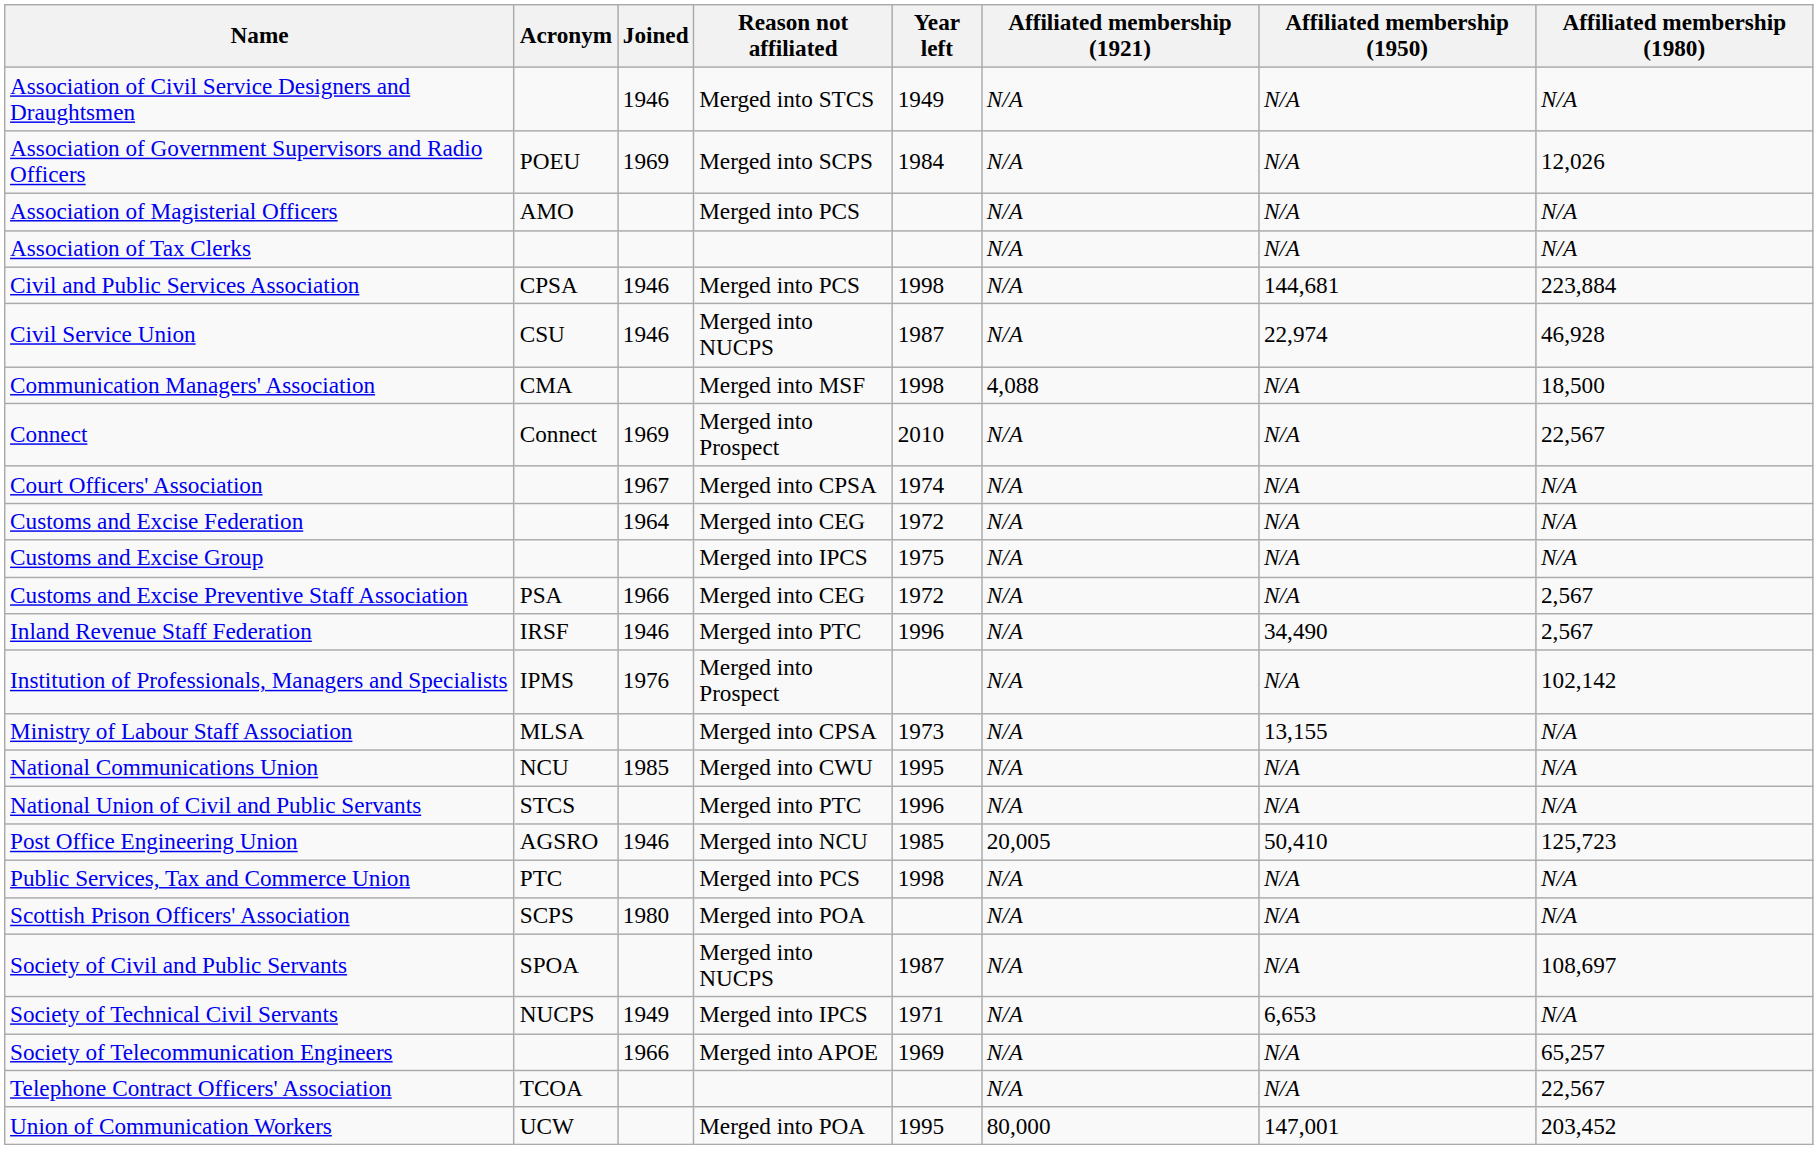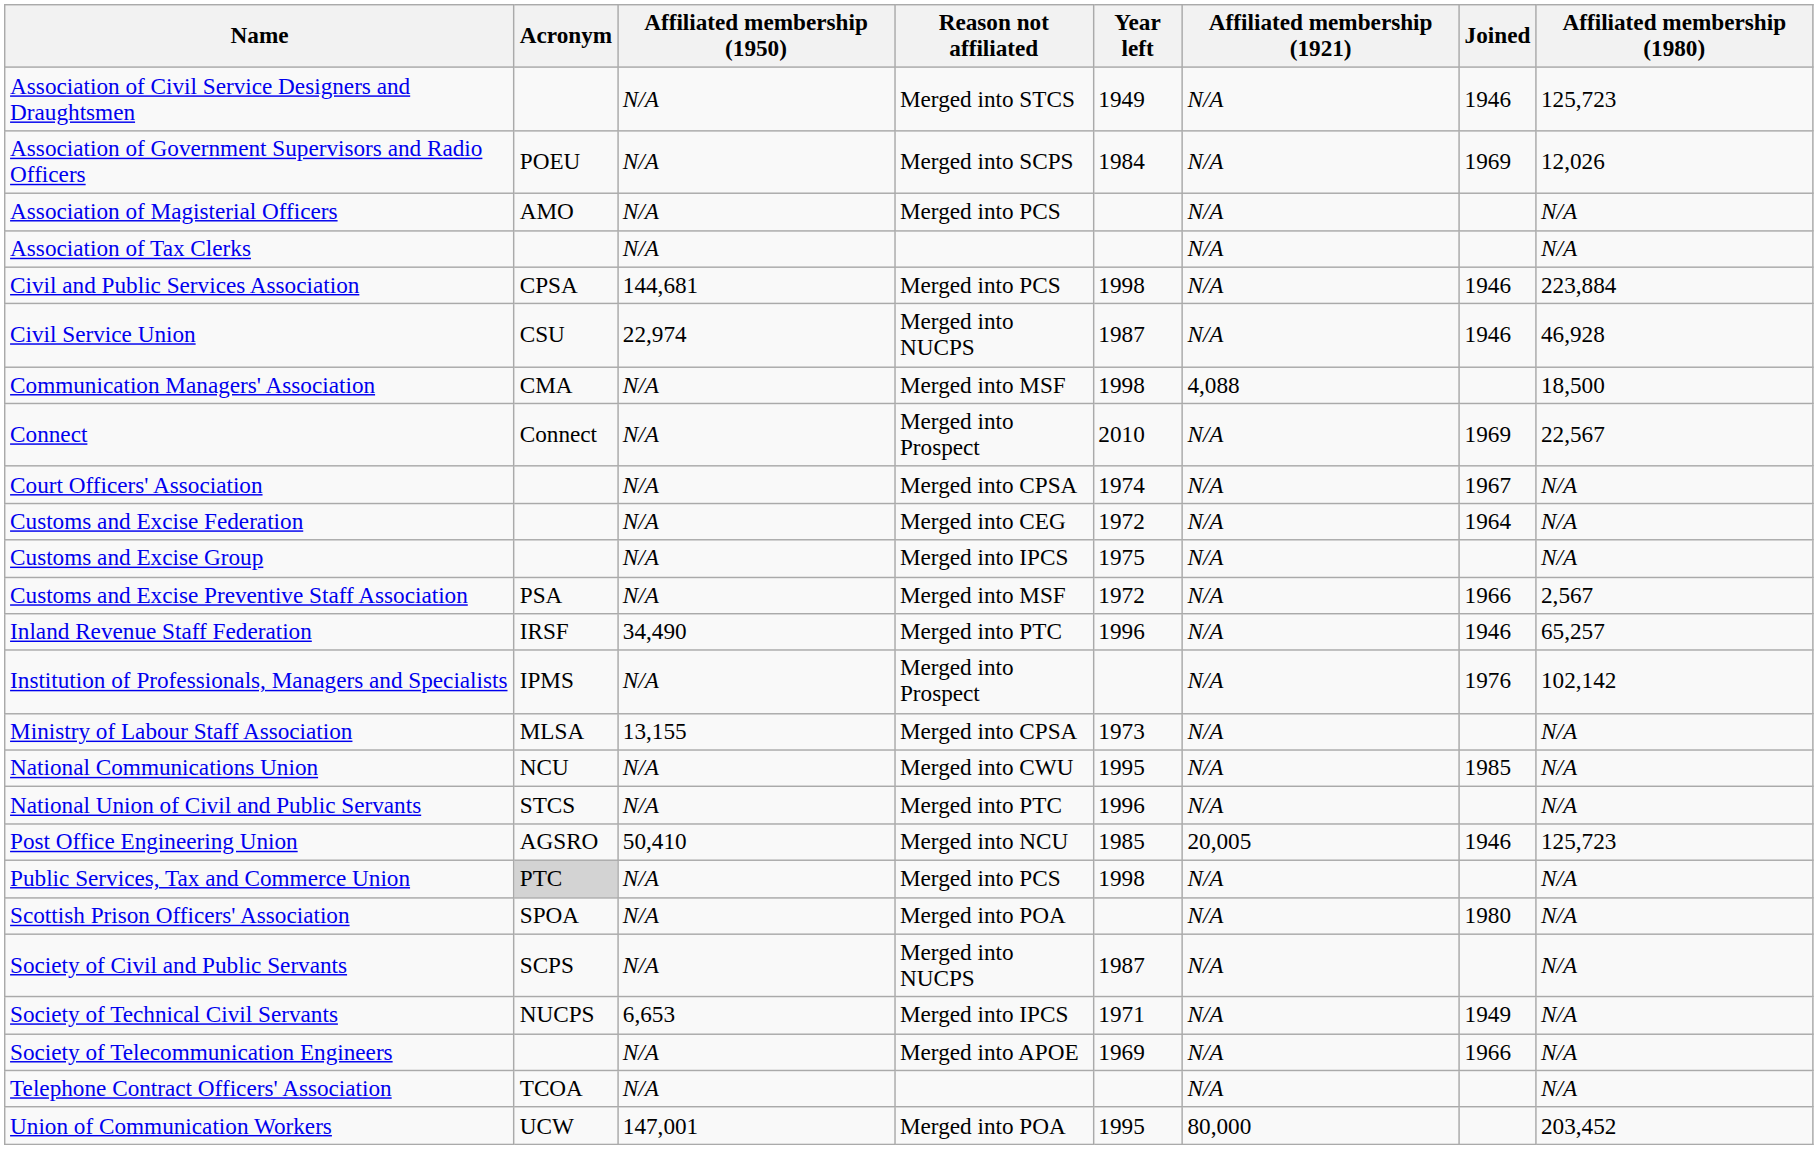columns swapped: (656, 35) <-> (1397, 35)
(1559, 98) N/A -> (1579, 98) 125,723
(782, 594) Merged into CEG -> (983, 594) Merged into MSF
(1567, 631) 2,567 -> (1573, 631) 65,257
(541, 878) no background -> (541, 878) lightgrey background
(547, 915) SCPS -> (549, 915) SPOA
(549, 965) SPOA -> (547, 965) SCPS
(1579, 965) 108,697 -> (1559, 965) N/A
(1573, 1051) 65,257 -> (1559, 1051) N/A
(1573, 1088) 22,567 -> (1559, 1088) N/A
